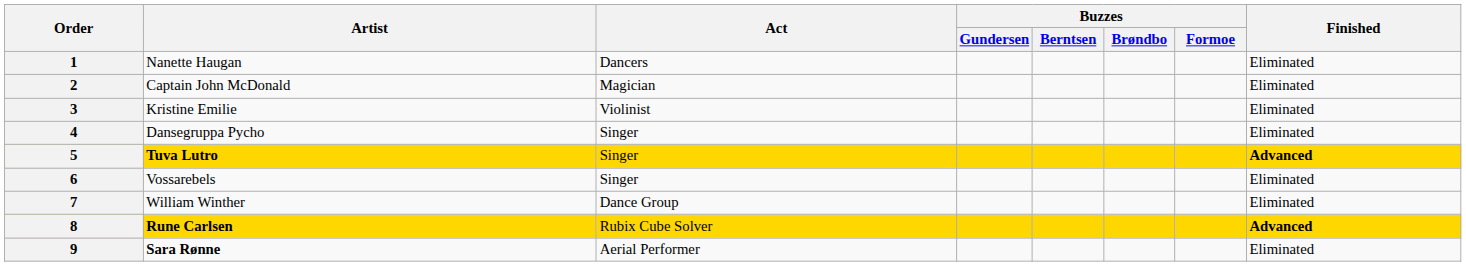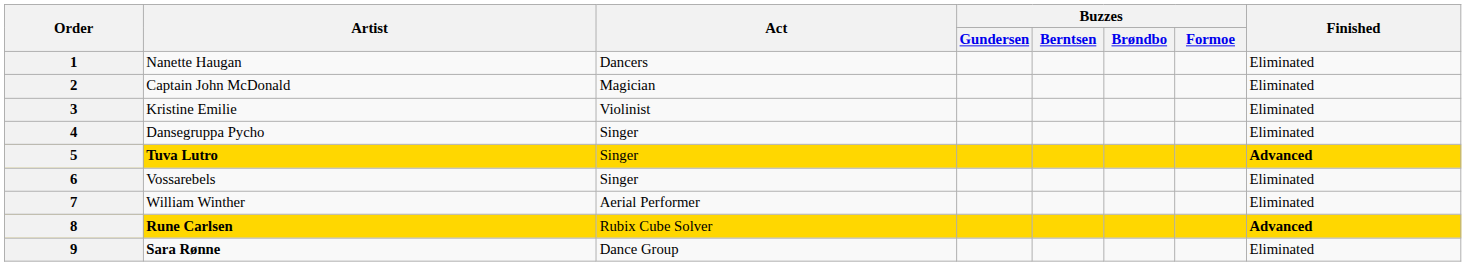(639, 202) Dance Group -> (650, 202) Aerial Performer
(650, 249) Aerial Performer -> (639, 249) Dance Group
